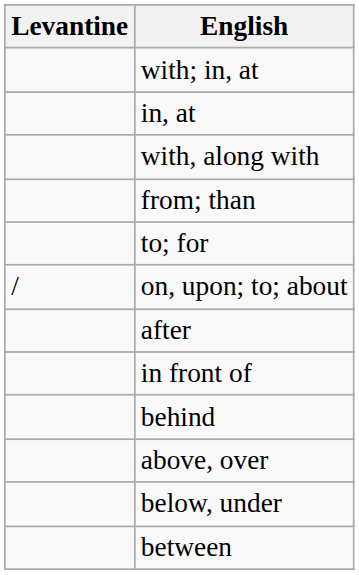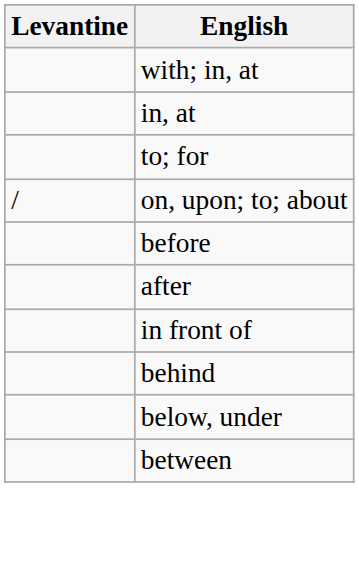- row: (230, 156)
- row: (198, 199)
+ row: (176, 243)
- row: (205, 460)
